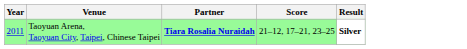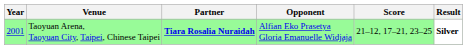+ column: (305, 12)
(15, 32) 2011 -> (15, 32) 2001
